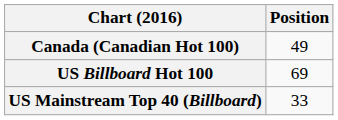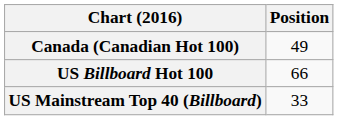(299, 73) 69 -> (299, 73) 66
